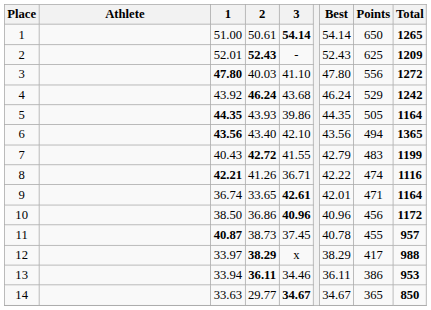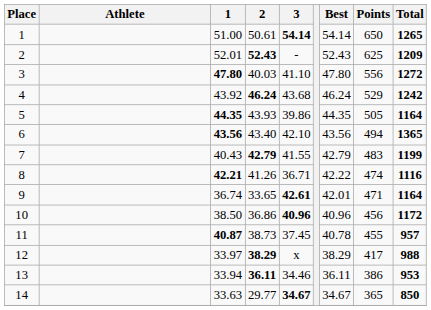(262, 154) 42.72 -> (262, 154) 42.79
